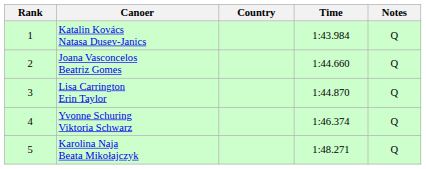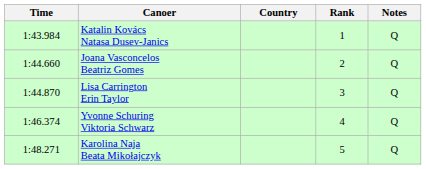columns swapped: (30, 12) <-> (331, 12)
